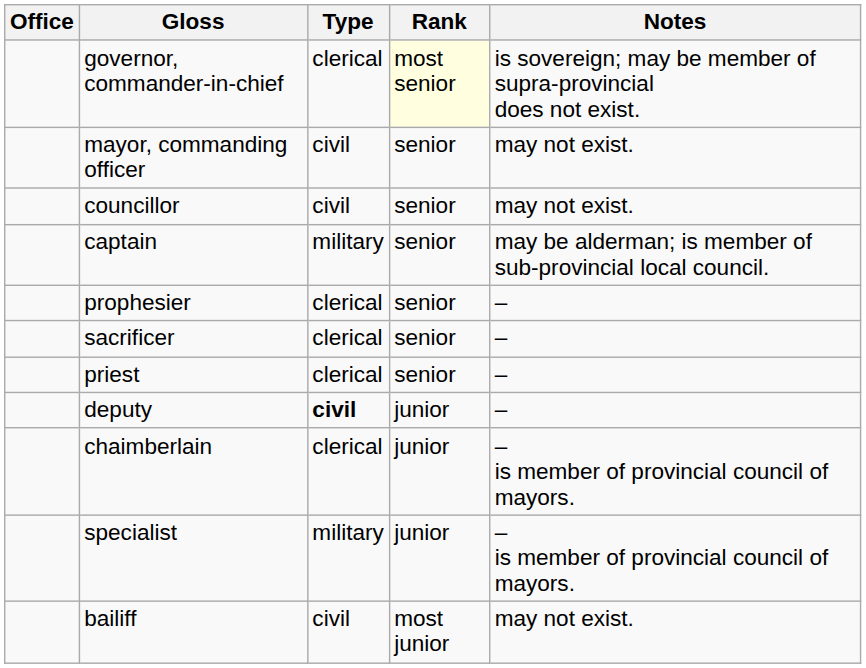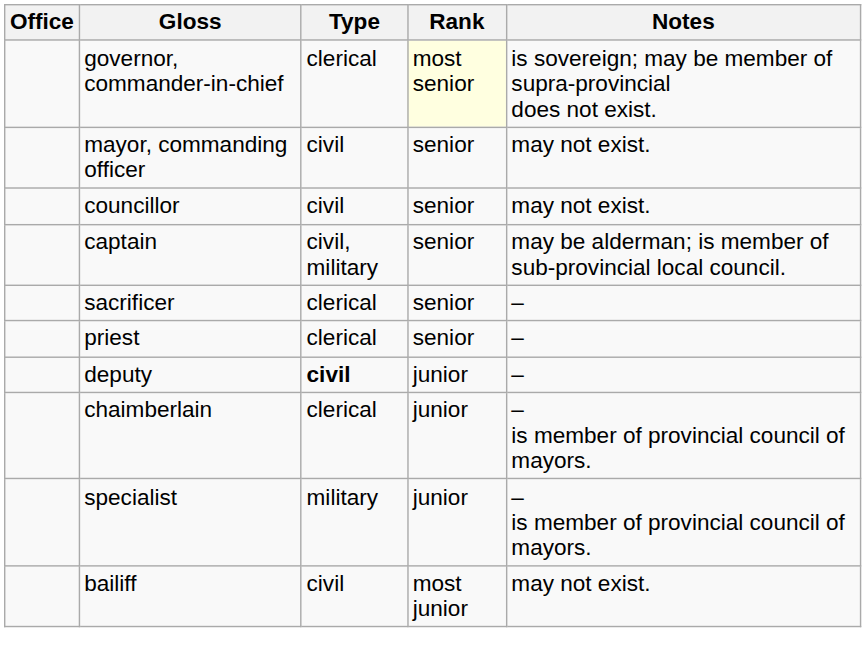(348, 241) military -> (342, 254) civil, military
- row: (138, 302)
